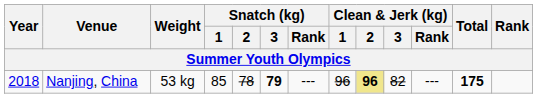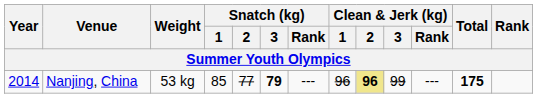(24, 81) 2018 -> (24, 81) 2014
(246, 81) 78 -> (246, 81) 77
(398, 81) 82 -> (398, 81) 99
